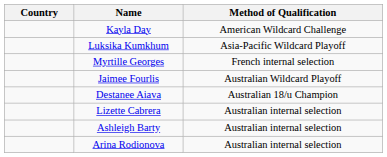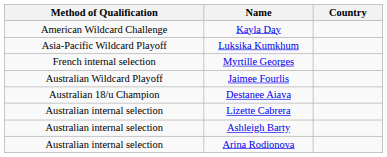columns swapped: (39, 12) <-> (283, 12)
